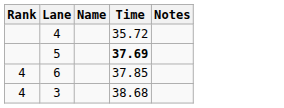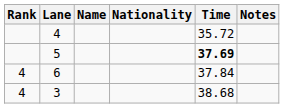+ column: (152, 14)
(130, 73) 37.85 -> (216, 73) 37.84
